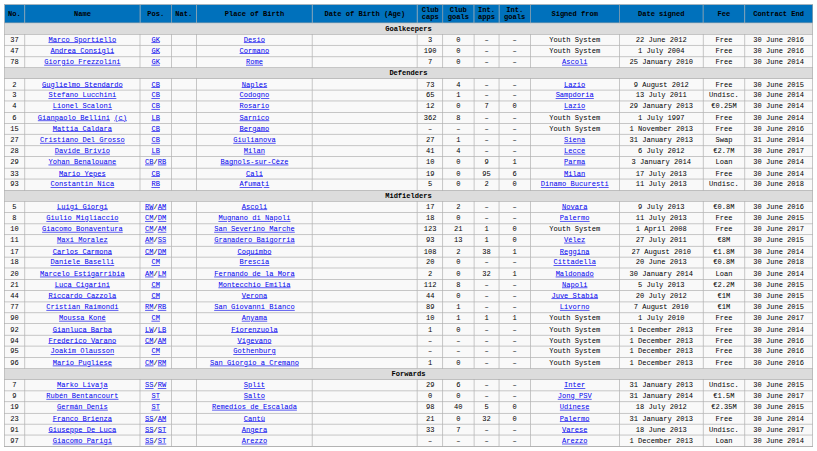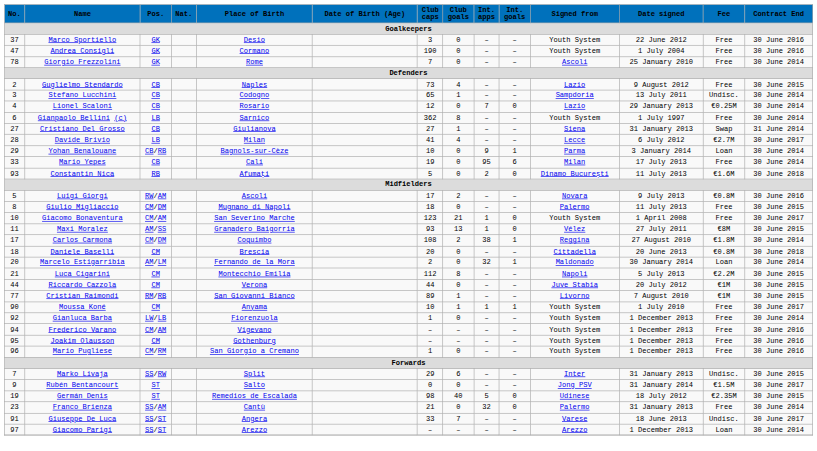- row: (82, 129)
(724, 185) Undisc. -> (724, 174) €1.6M
